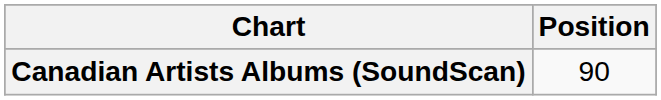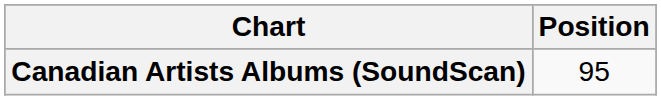(594, 71) 90 -> (594, 71) 95
